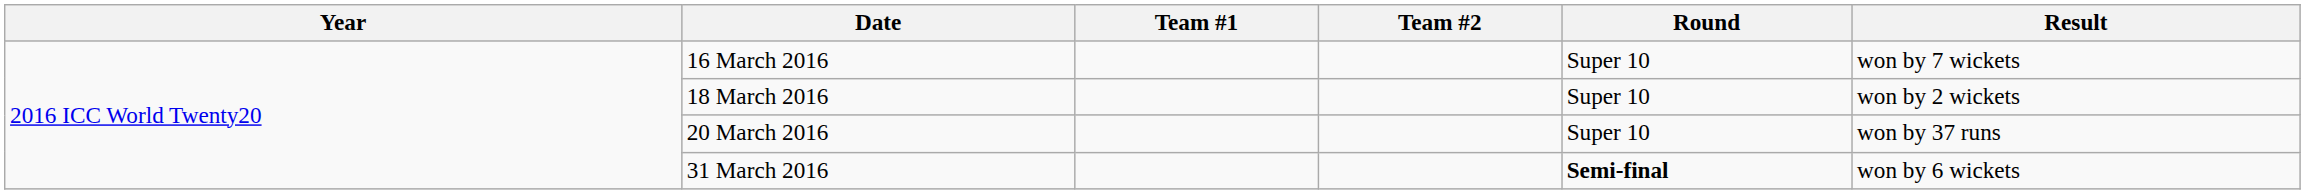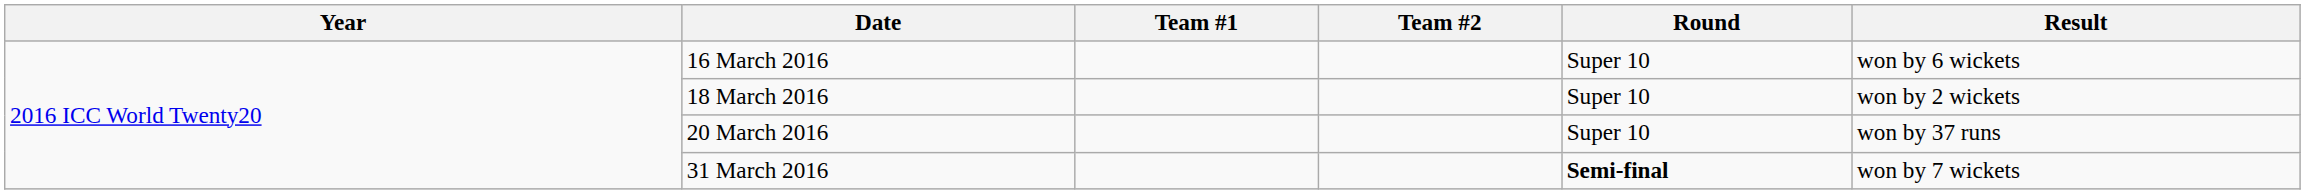(1939, 59) won by 7 wickets -> (1939, 59) won by 6 wickets
(1939, 170) won by 6 wickets -> (1939, 170) won by 7 wickets
